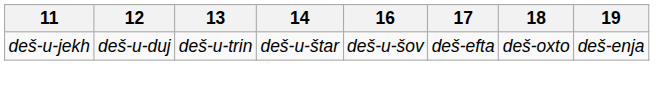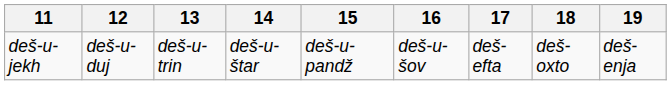+ column: (348, 18)
